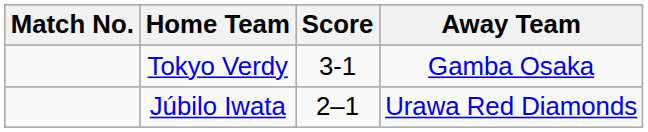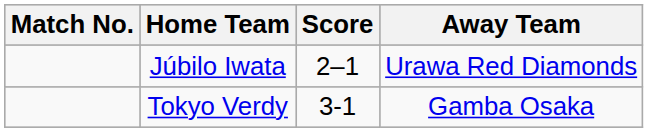rows swapped: (218, 65) <-> (218, 106)
